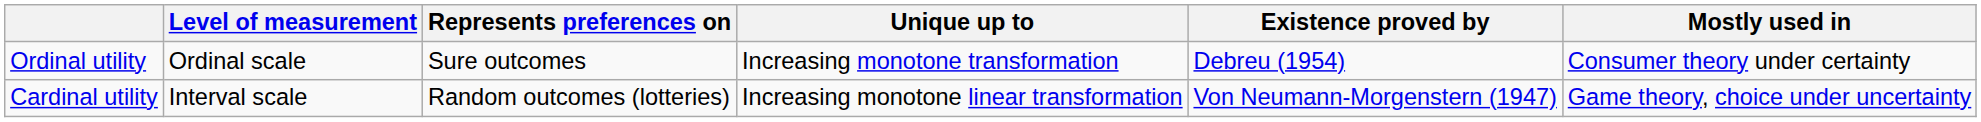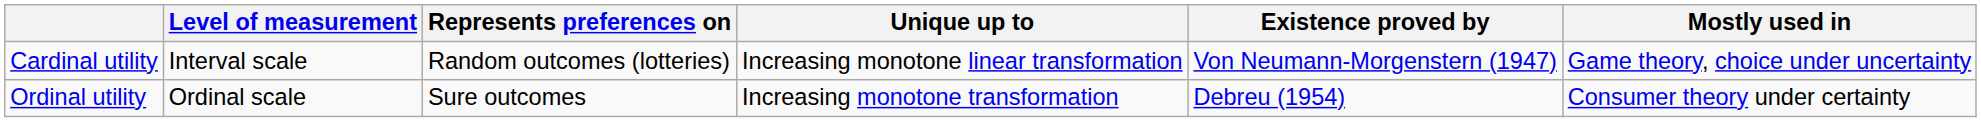rows swapped: (78, 60) <-> (84, 97)
